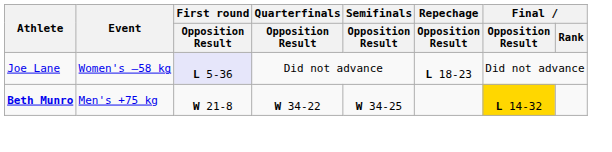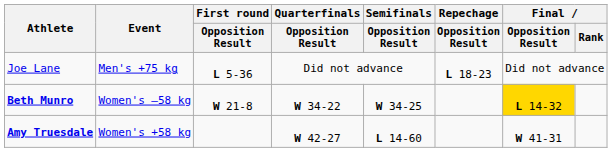(125, 68) Women's –58 kg -> (138, 68) Men's +75 kg
(213, 75) lavender background -> (233, 75) no background
(118, 100) Men's +75 kg -> (145, 100) Women's –58 kg
+ row: (50, 131)
